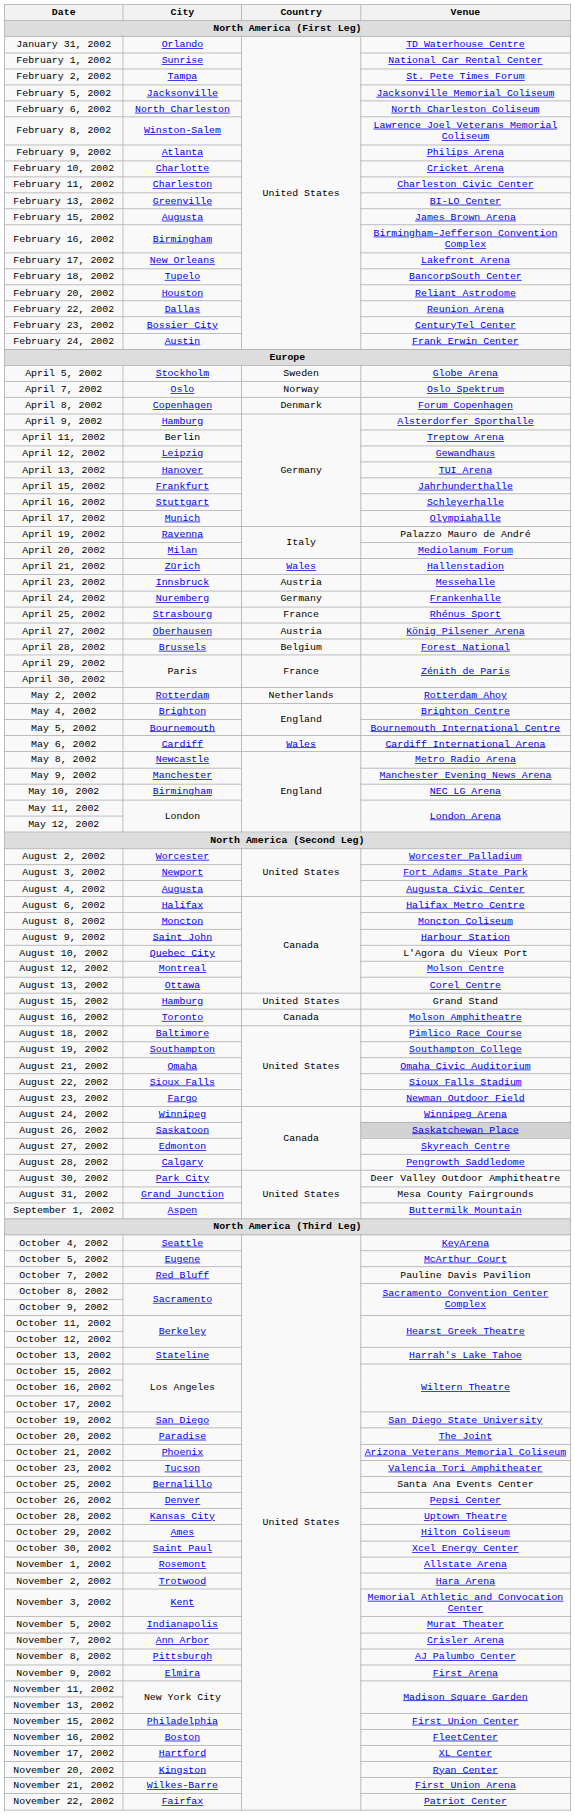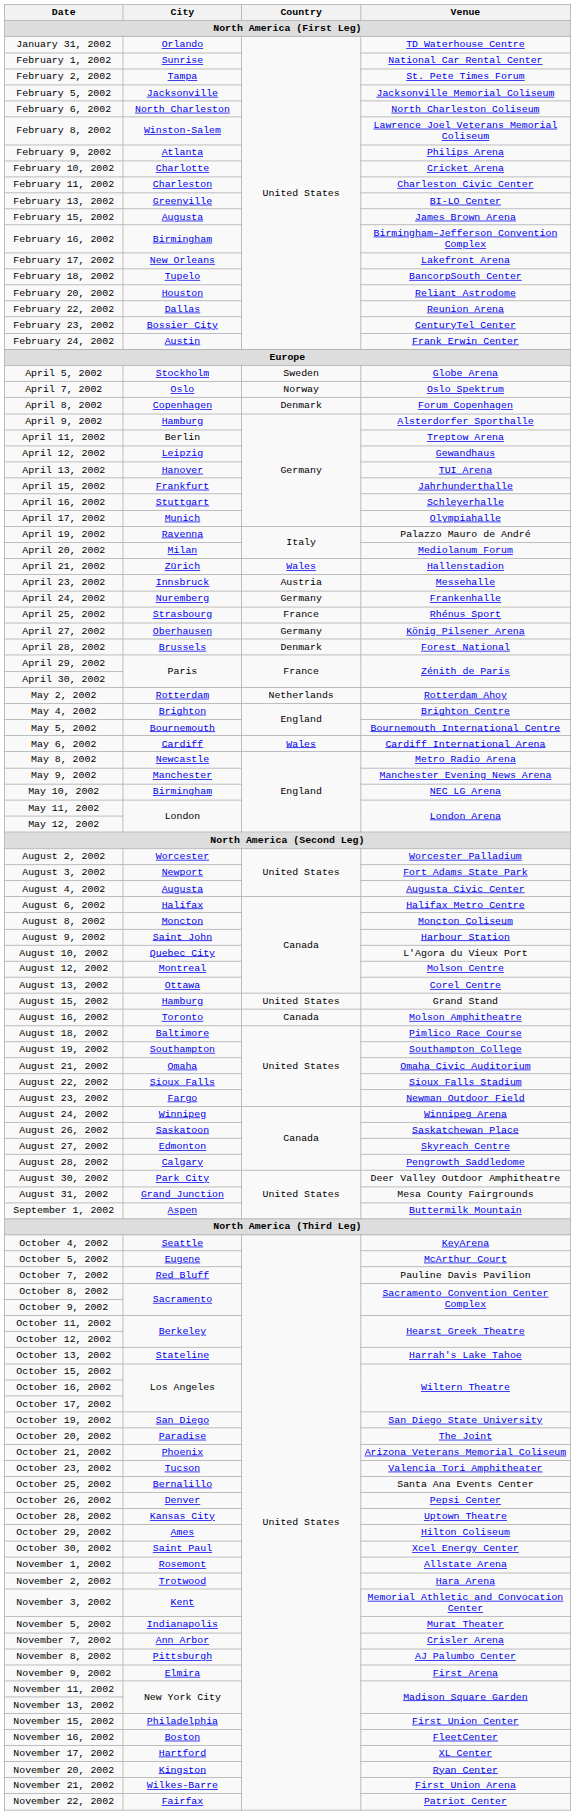(301, 631) Austria -> (301, 631) Germany
(301, 647) Belgium -> (301, 647) Denmark
(465, 1130) lightgrey background -> (465, 1130) no background
